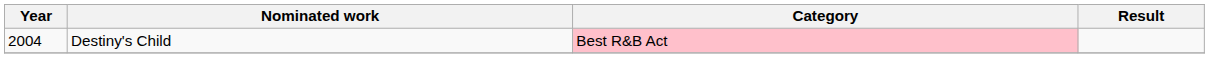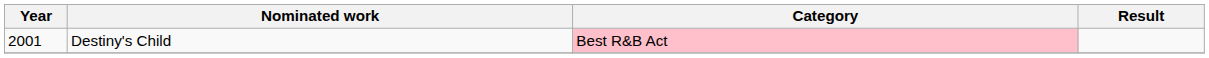(25, 40) 2004 -> (25, 40) 2001
